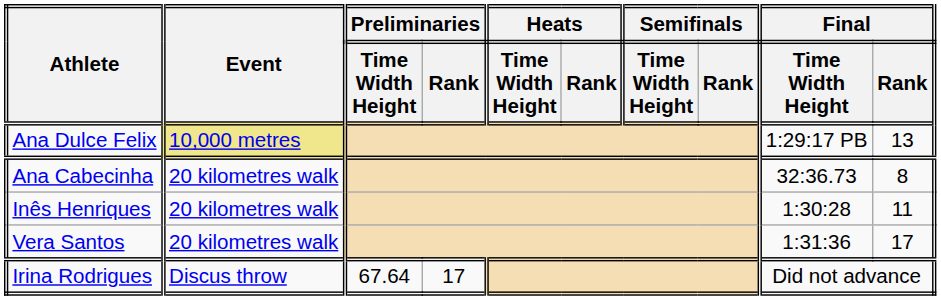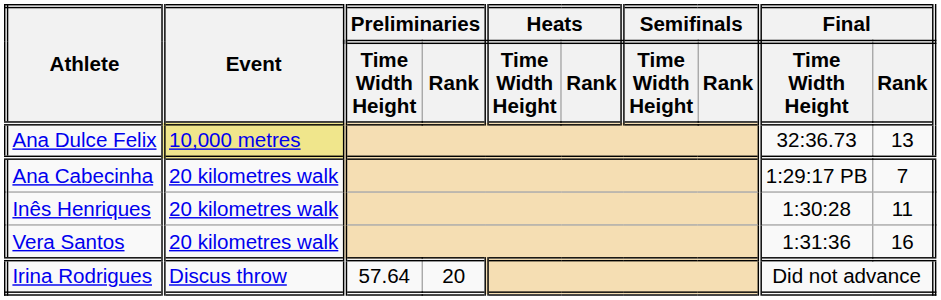(817, 141) 1:29:17 PB -> (817, 141) 32:36.73
(817, 176) 32:36.73 -> (817, 176) 1:29:17 PB
(902, 176) 8 -> (902, 176) 7
(902, 241) 17 -> (902, 241) 16
(384, 277) 67.64 -> (384, 277) 57.64
(454, 277) 17 -> (454, 277) 20
